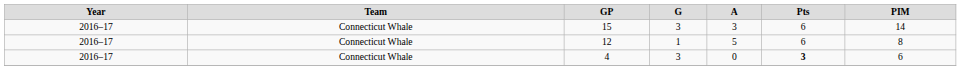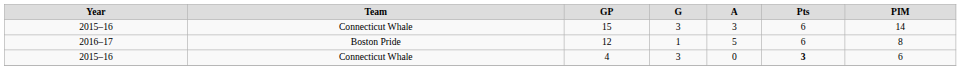(96, 27) 2016–17 -> (96, 27) 2015–16
(376, 42) Connecticut Whale -> (376, 42) Boston Pride
(96, 57) 2016–17 -> (96, 57) 2015–16
